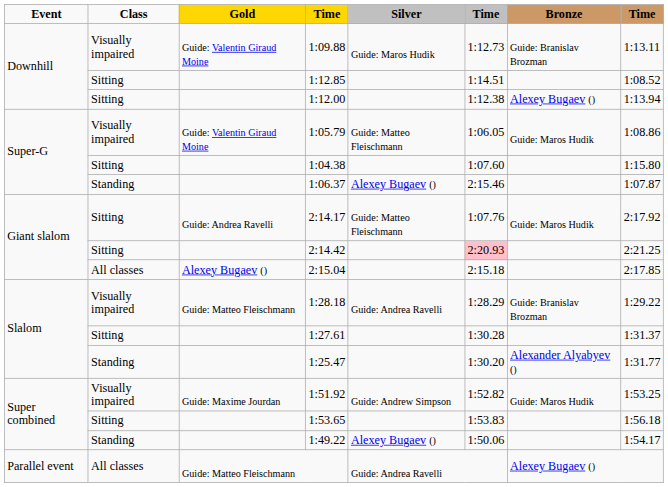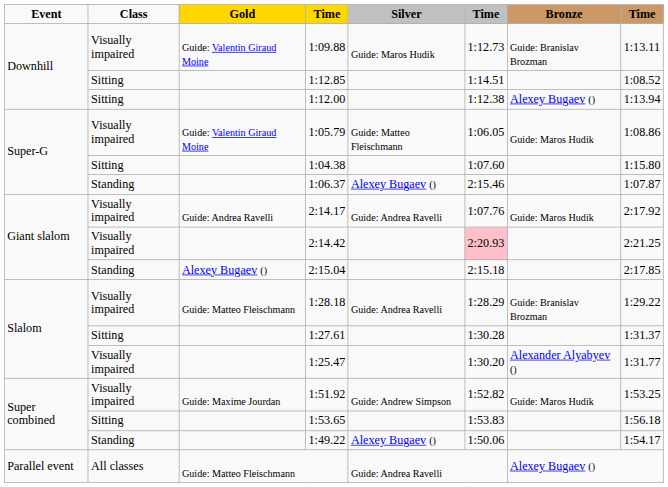(107, 217) Sitting -> (113, 210) Visually impaired
(380, 225) Guide: Matteo Fleischmann -> (396, 218) Guide: Andrea Ravelli
(107, 250) Sitting -> (113, 243) Visually impaired
(117, 269) All classes -> (113, 269) Standing
(113, 361) Standing -> (113, 361) Visually impaired
